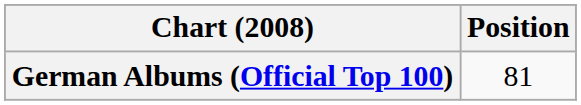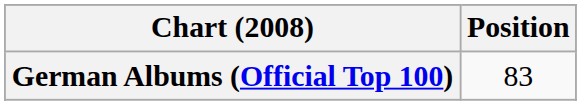(518, 75) 81 -> (518, 75) 83
